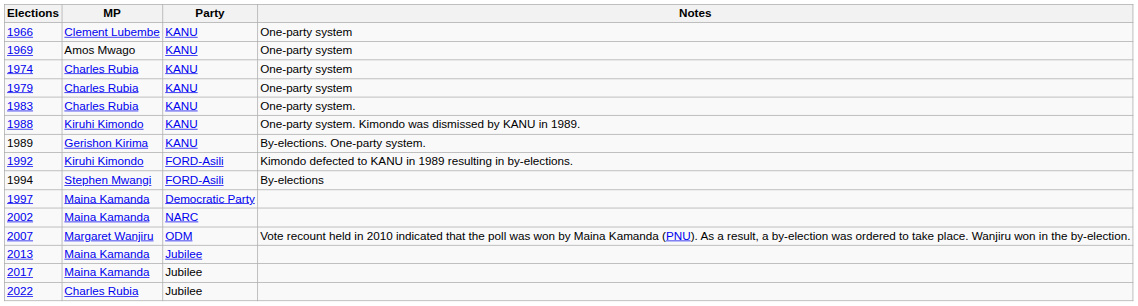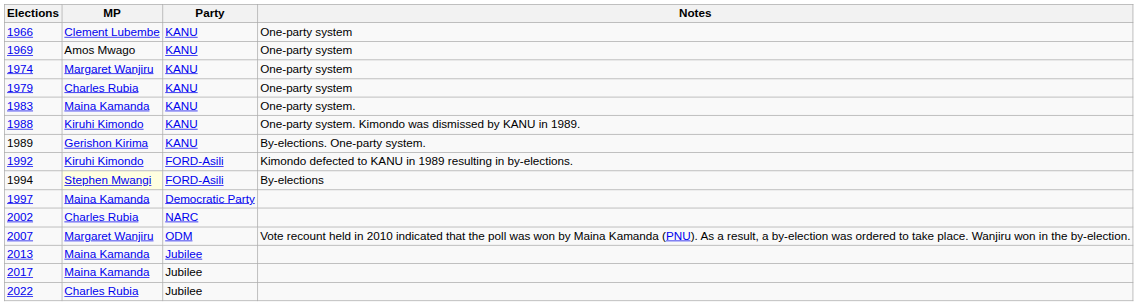(101, 69) Charles Rubia -> (109, 69) Margaret Wanjiru
(101, 106) Charles Rubia -> (107, 106) Maina Kamanda
(108, 180) no background -> (108, 180) lightyellow background
(107, 217) Maina Kamanda -> (101, 217) Charles Rubia
